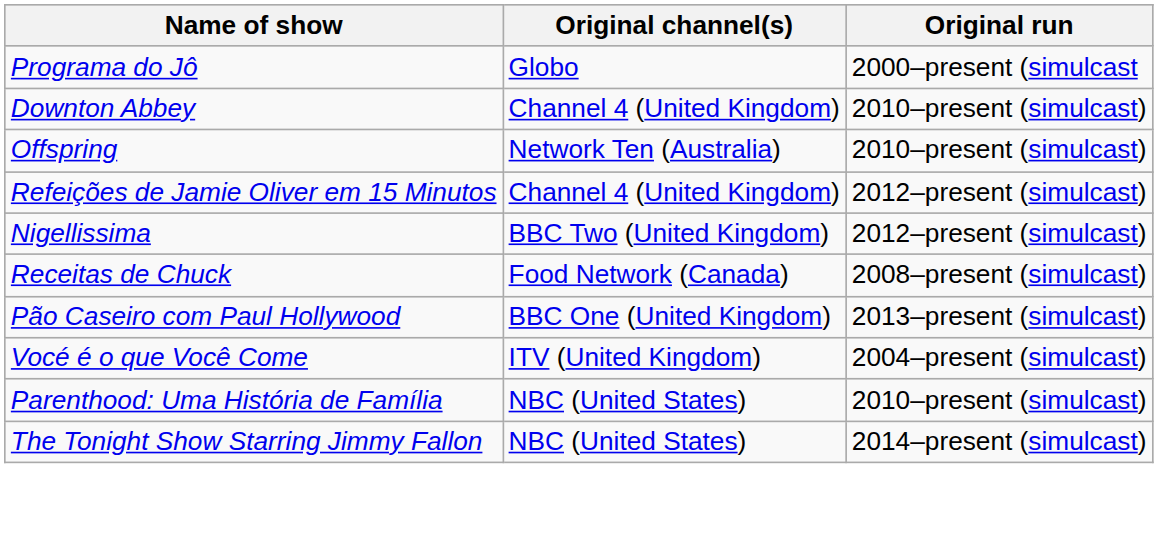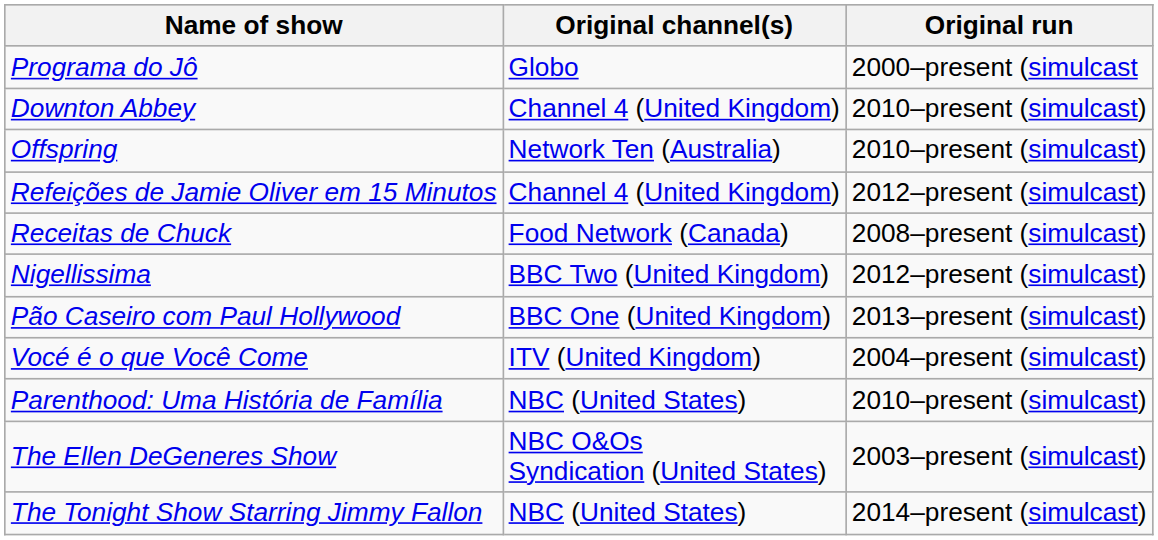rows swapped: (121, 274) <-> (81, 233)
+ row: (173, 456)
